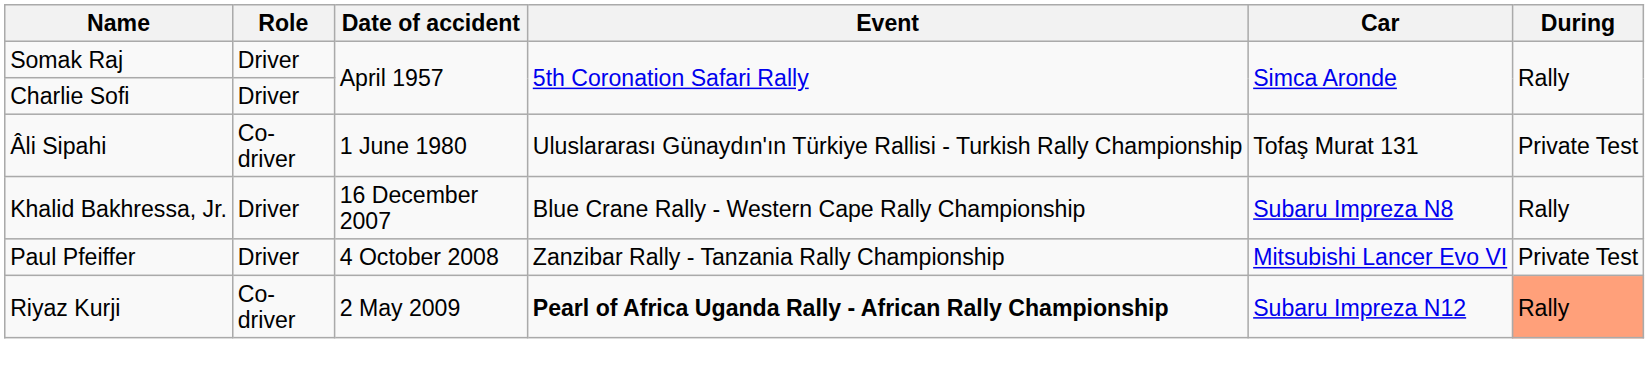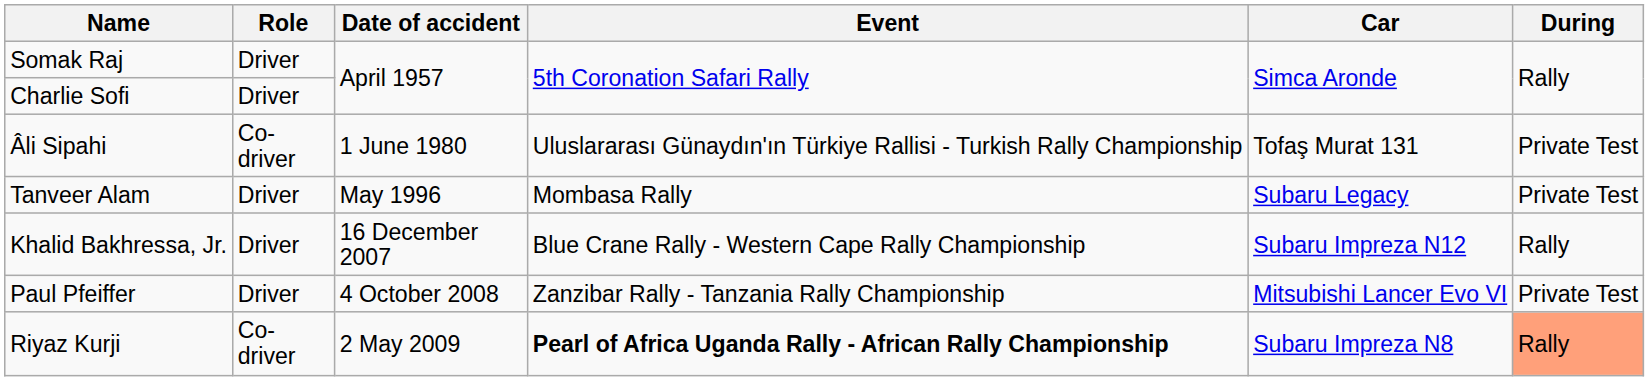+ row: (80, 195)
(1353, 208) Subaru Impreza N8 -> (1360, 245) Subaru Impreza N12
(1360, 307) Subaru Impreza N12 -> (1353, 344) Subaru Impreza N8
